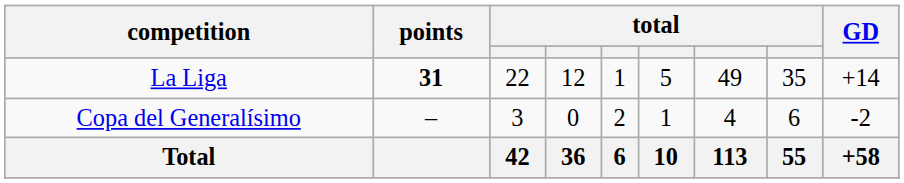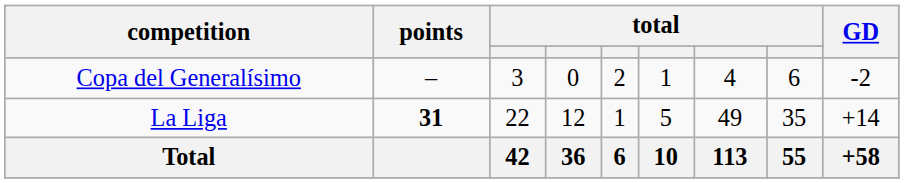rows swapped: (189, 77) <-> (189, 117)
